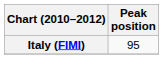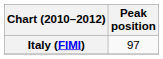(133, 44) 95 -> (133, 44) 97
